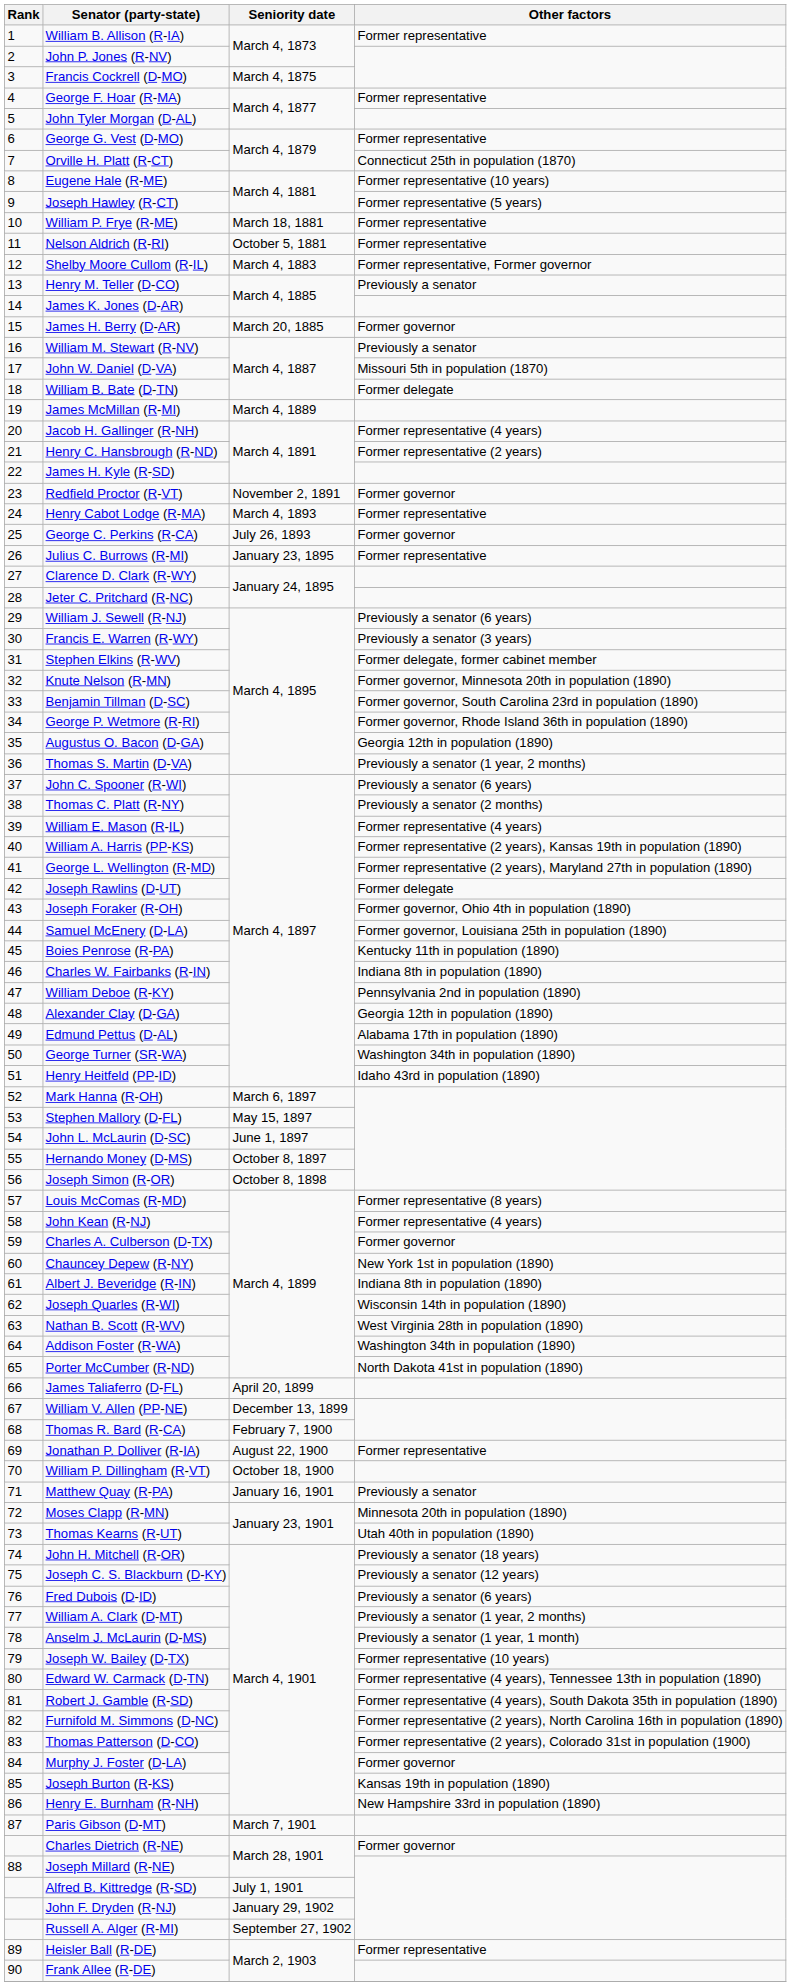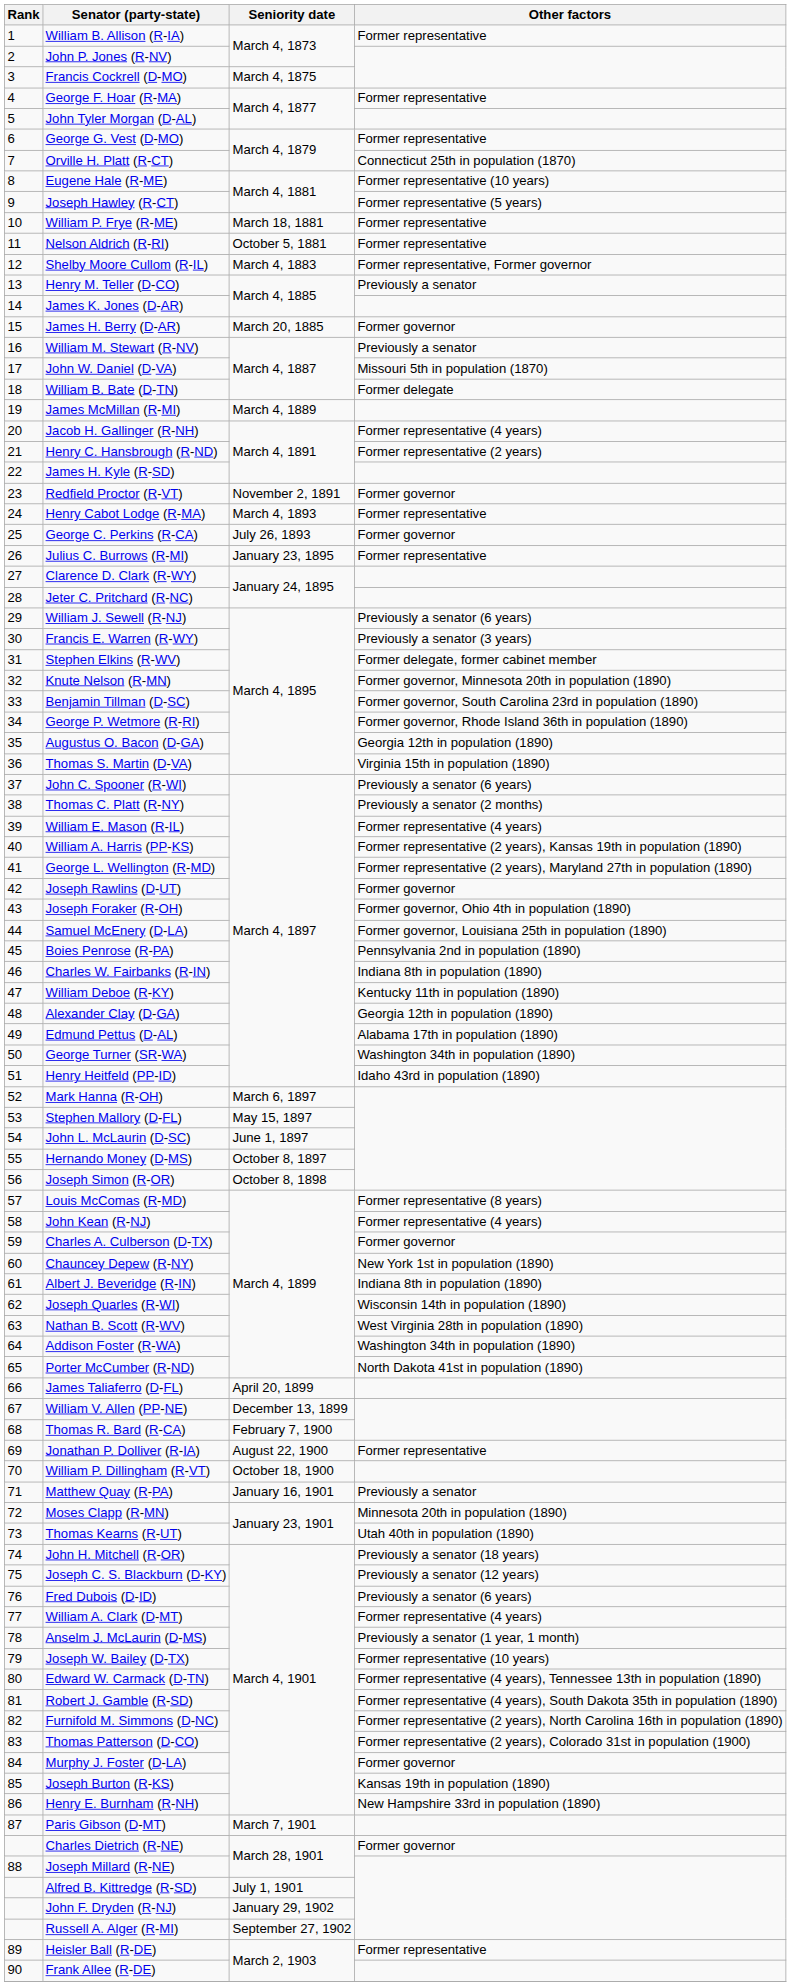(472, 763) Previously a senator (1 year, 2 months) -> (454, 763) Virginia 15th in population (1890)
(406, 888) Former delegate -> (406, 888) Former governor
(458, 951) Kentucky 11th in population (1890) -> (469, 951) Pennsylvania 2nd in population (1890)
(469, 992) Pennsylvania 2nd in population (1890) -> (458, 992) Kentucky 11th in population (1890)
(472, 1617) Previously a senator (1 year, 2 months) -> (450, 1617) Former representative (4 years)
